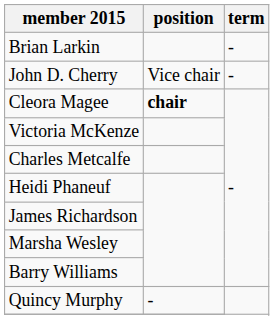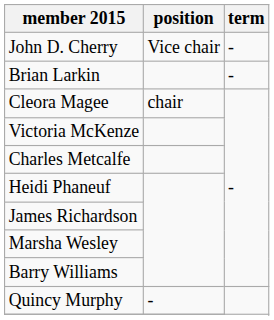rows swapped: (63, 74) <-> (54, 46)
(167, 103) bold -> (165, 103) normal
